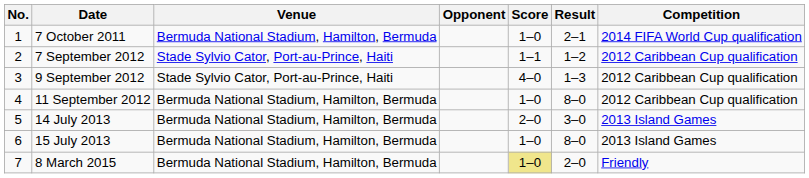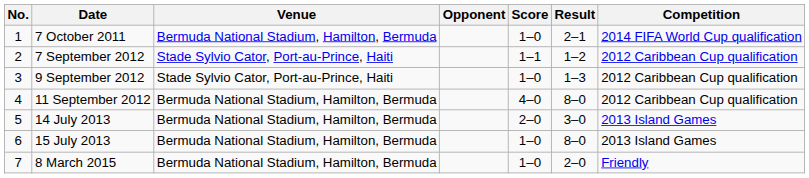(530, 78) 4–0 -> (530, 78) 1–0
(530, 99) 1–0 -> (530, 99) 4–0
(530, 162) khaki background -> (530, 162) no background
